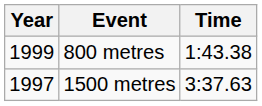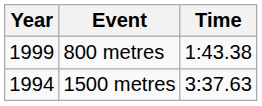(32, 84) 1997 -> (32, 84) 1994
